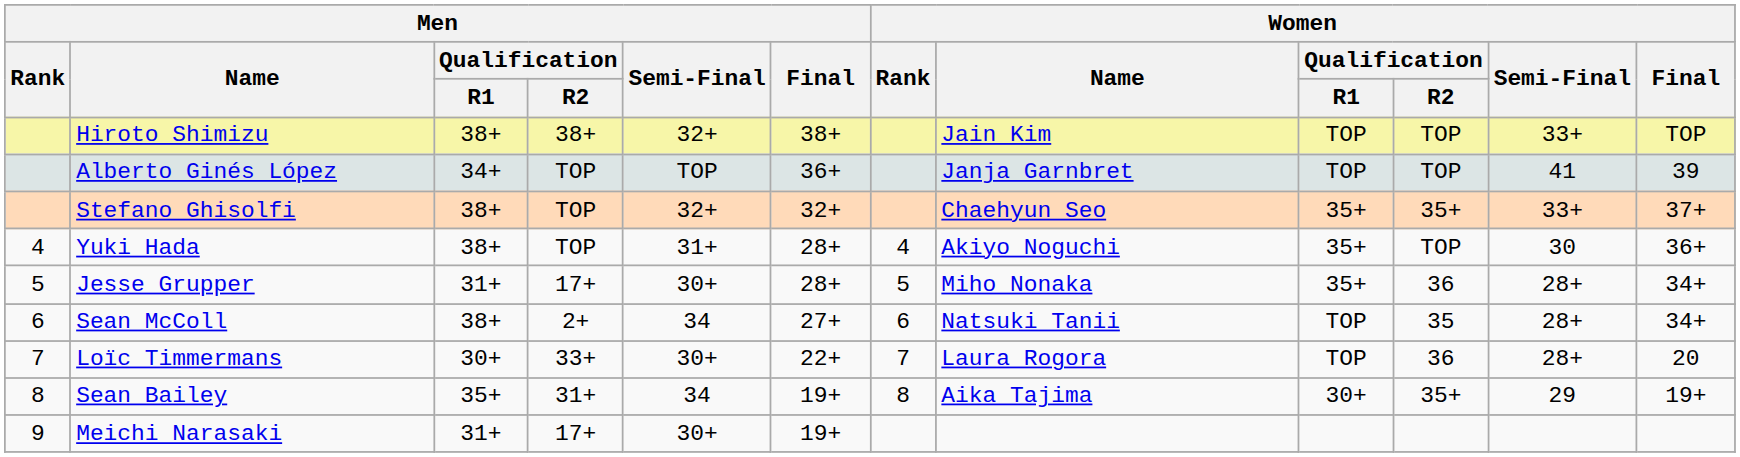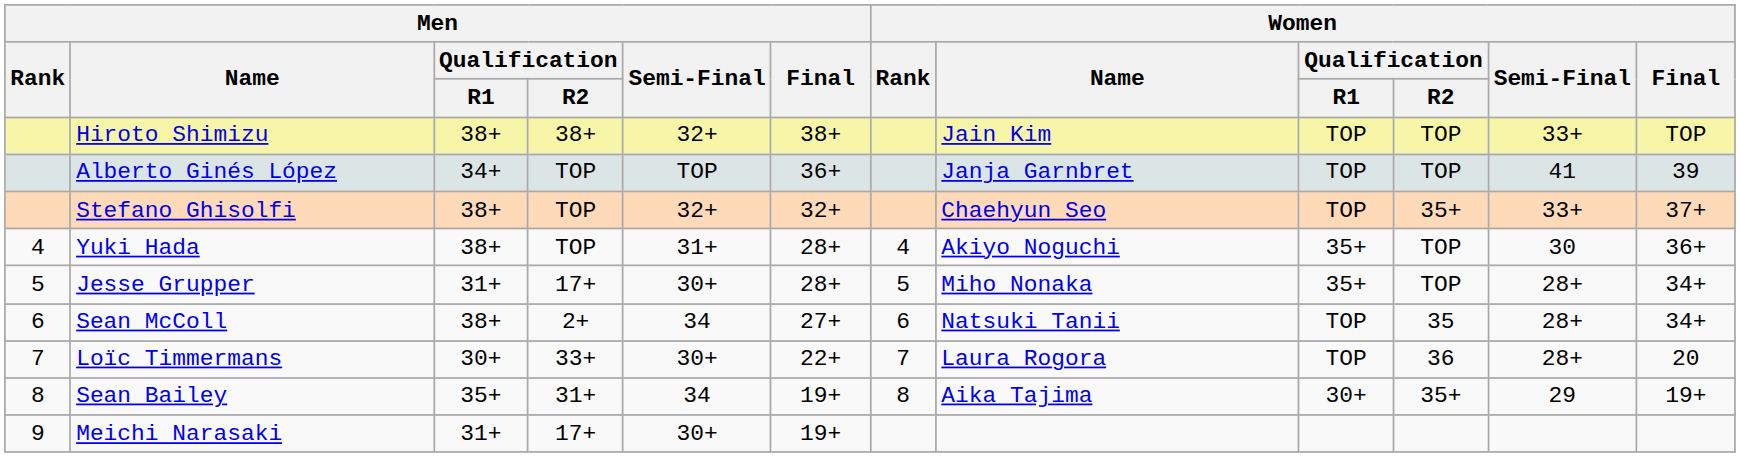(1346, 210) 35+ -> (1346, 210) TOP
(1441, 285) 36 -> (1441, 285) TOP
